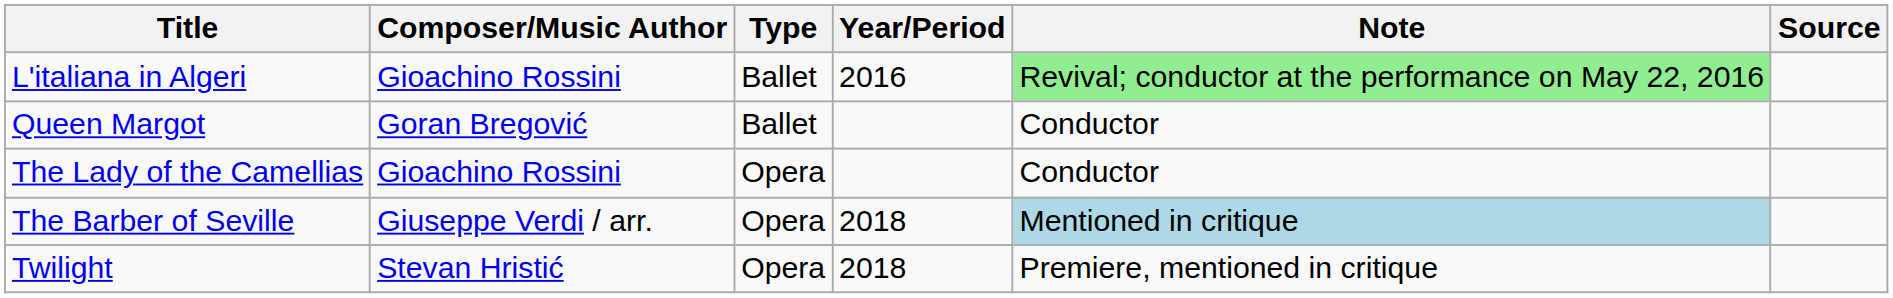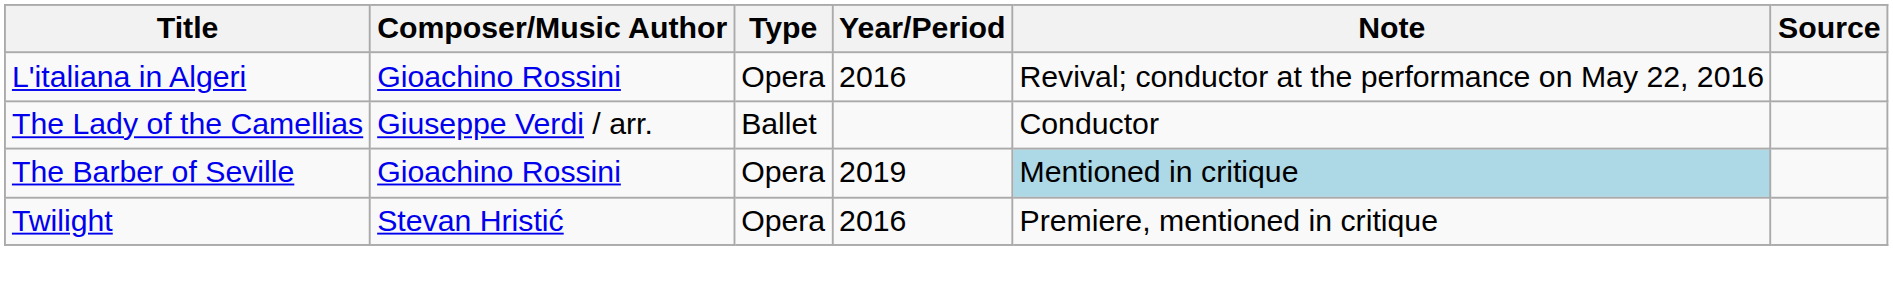(779, 76) Ballet -> (783, 76) Opera
(1392, 76) lightgreen background -> (1392, 76) no background
- row: (109, 124)
(499, 172) Gioachino Rossini -> (515, 124) Giuseppe Verdi / arr.
(783, 172) Opera -> (779, 124) Ballet
(515, 220) Giuseppe Verdi / arr. -> (499, 172) Gioachino Rossini
(873, 220) 2018 -> (873, 172) 2019
(873, 268) 2018 -> (873, 220) 2016
